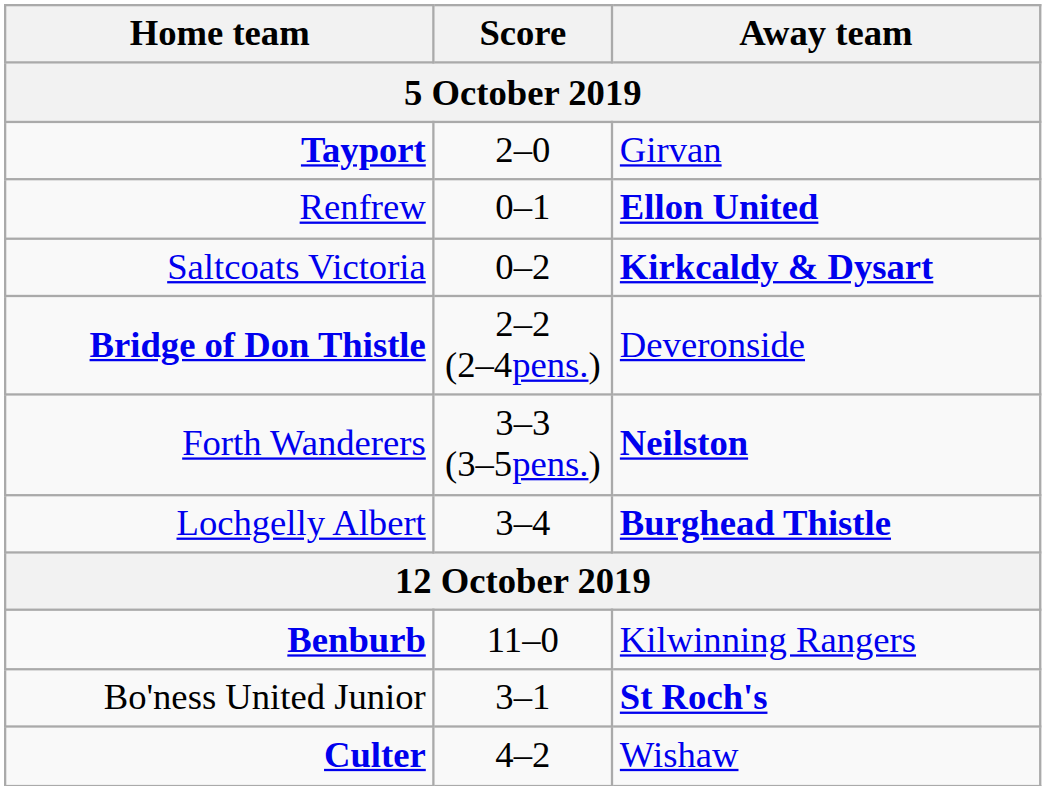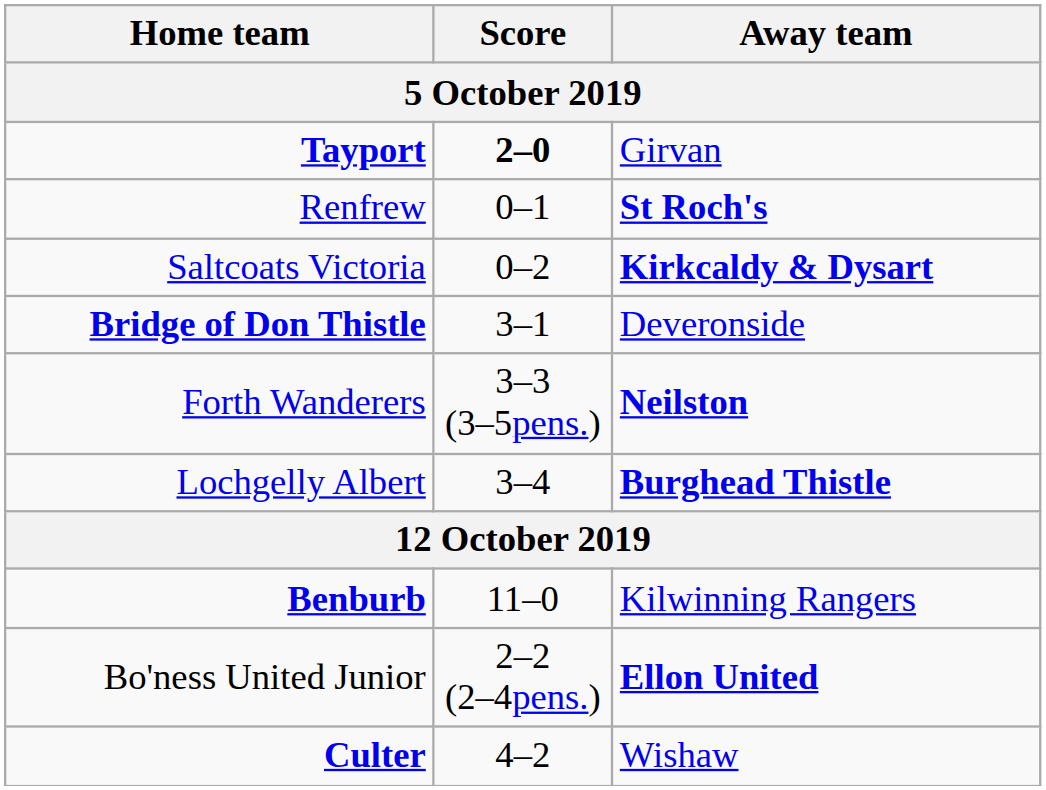(523, 149) normal -> (523, 149) bold
(719, 207) Ellon United -> (694, 207) St Roch's
(523, 344) 2–2 (2–4pens.) -> (523, 324) 3–1
(523, 697) 3–1 -> (523, 676) 2–2 (2–4pens.)
(694, 697) St Roch's -> (719, 676) Ellon United
